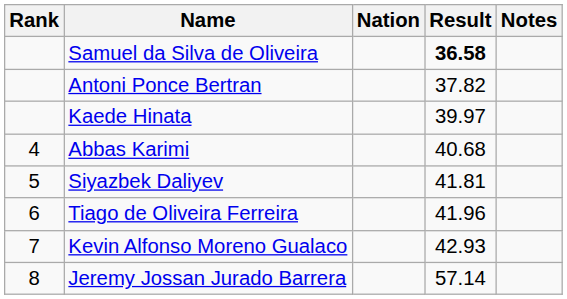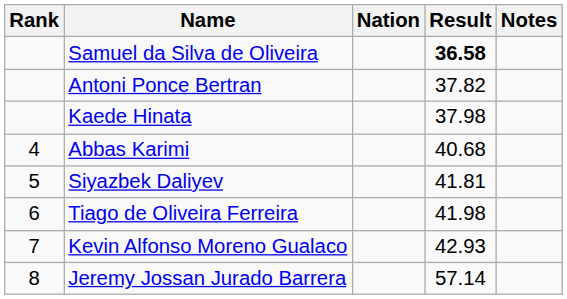(460, 117) 39.97 -> (460, 117) 37.98
(460, 213) 41.96 -> (460, 213) 41.98
